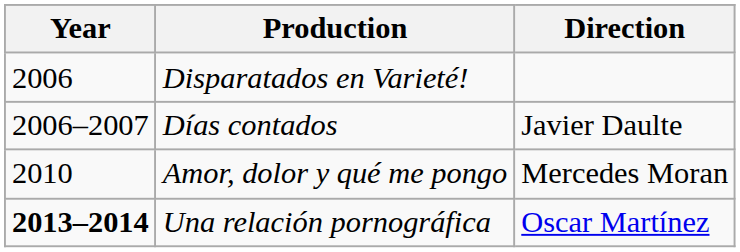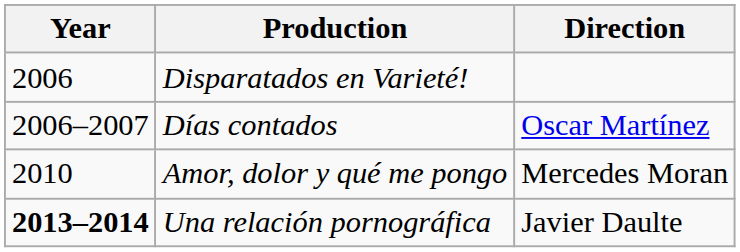(602, 125) Javier Daulte -> (615, 125) Oscar Martínez
(615, 221) Oscar Martínez -> (602, 221) Javier Daulte
